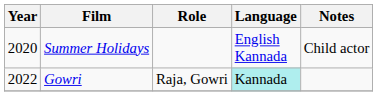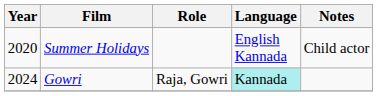(23, 79) 2022 -> (23, 79) 2024
